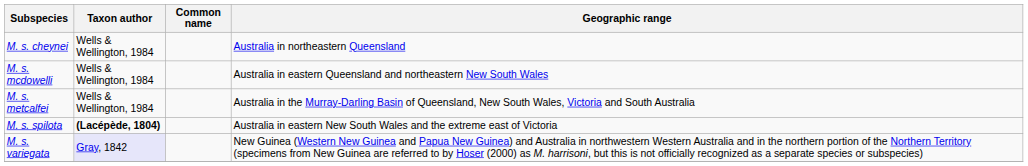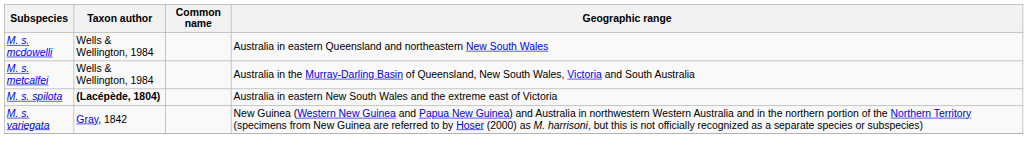- row: (37, 46)
(102, 147) lavender background -> (102, 119) no background
